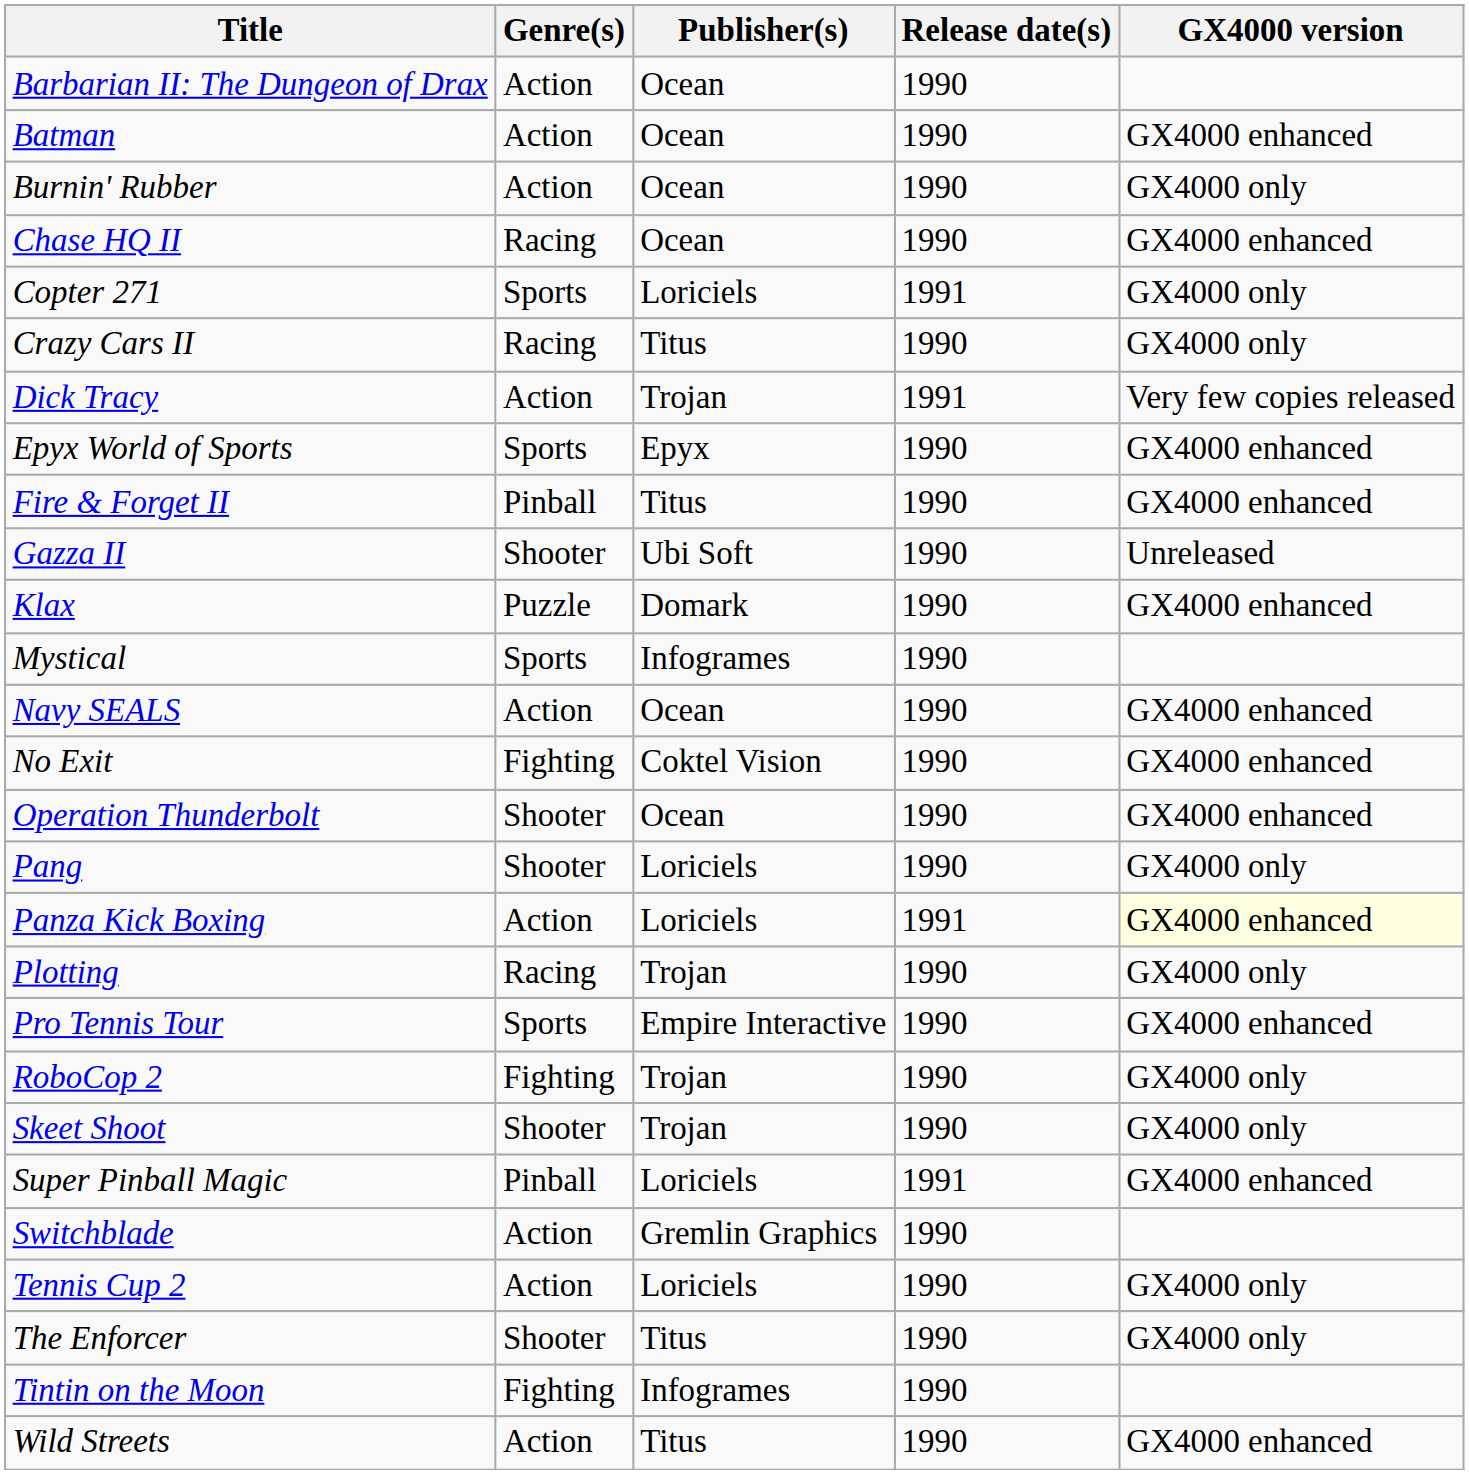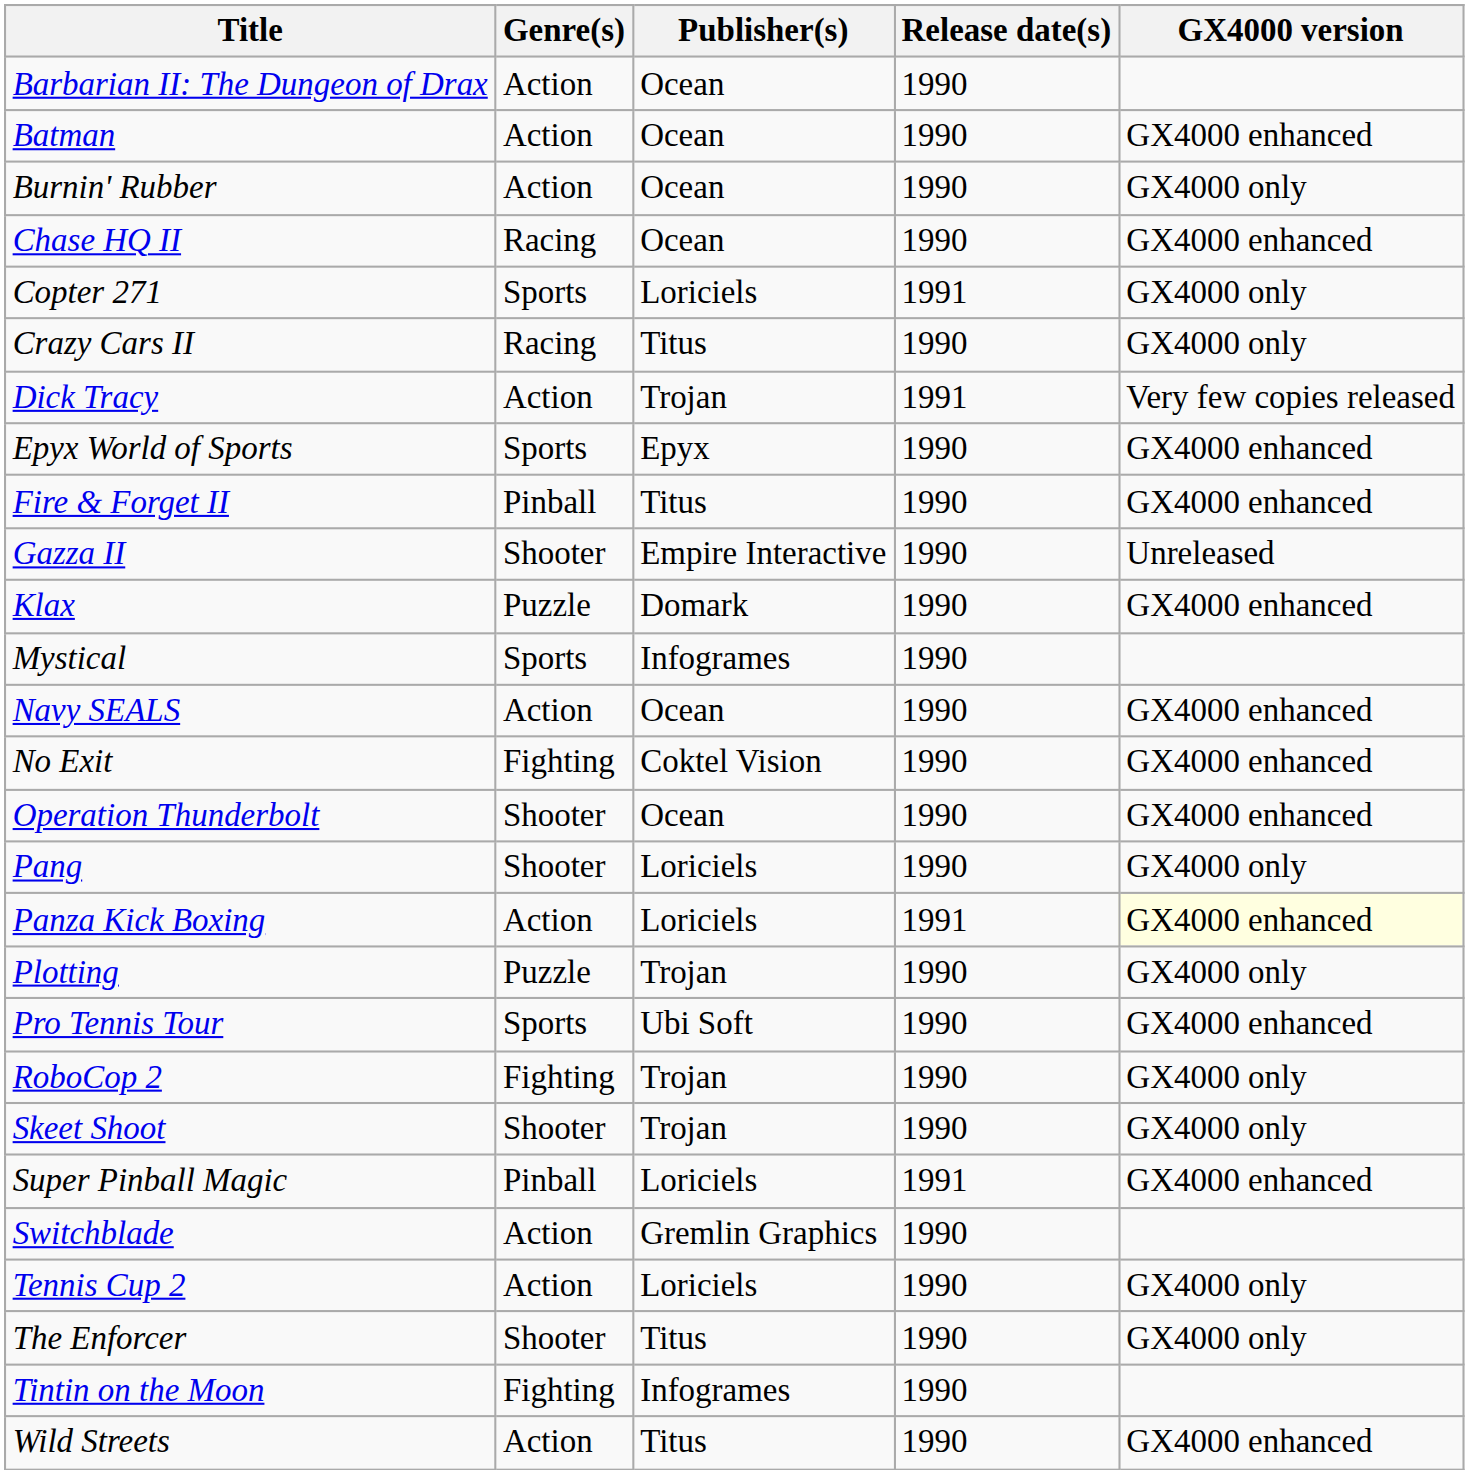(696, 553) Ubi Soft -> (763, 553) Empire Interactive
(550, 971) Racing -> (547, 971) Puzzle
(763, 1023) Empire Interactive -> (696, 1023) Ubi Soft
